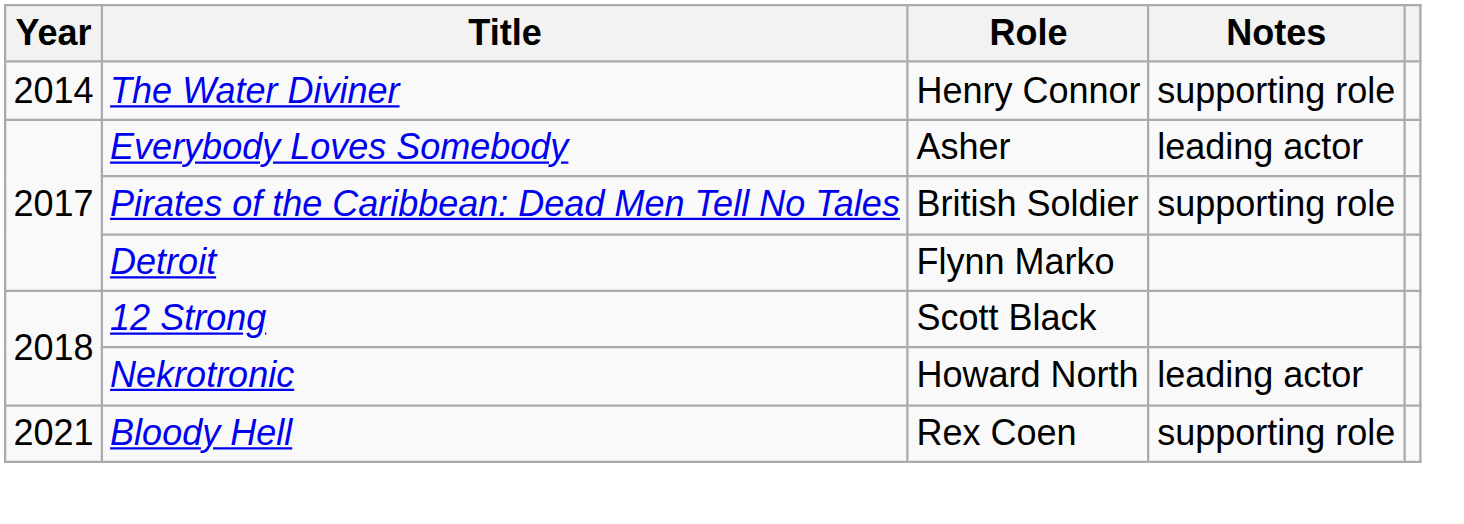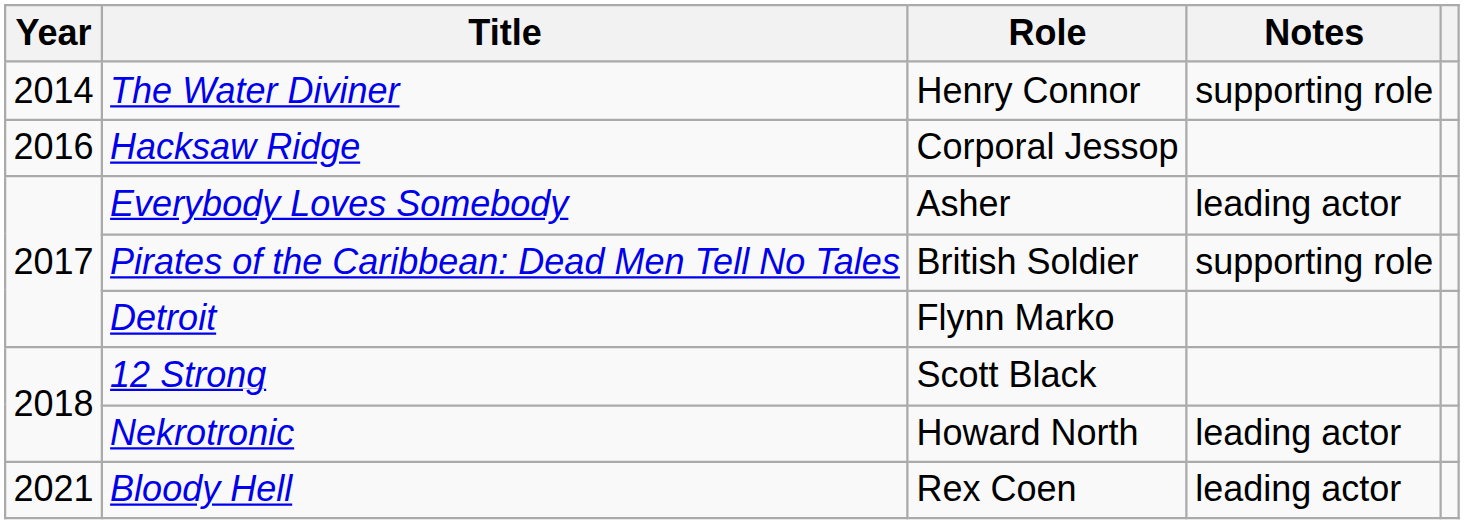+ row: (235, 147)
(1276, 432) supporting role -> (1298, 489) leading actor
